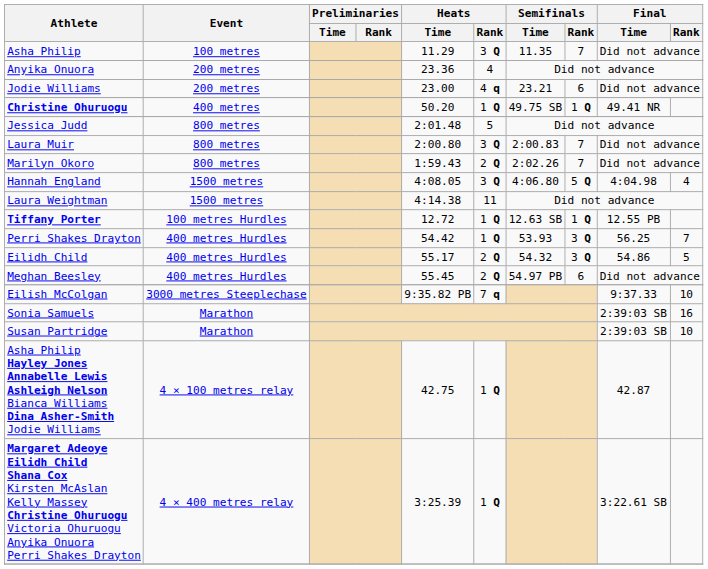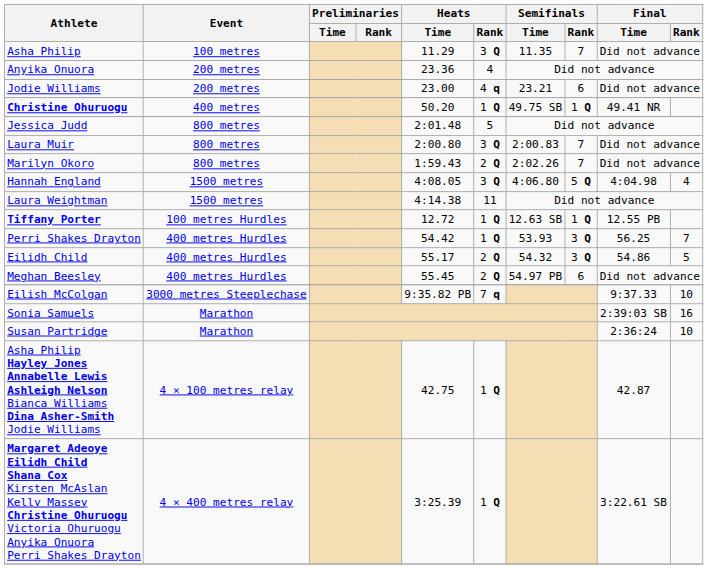(634, 331) 2:39:03 SB -> (634, 331) 2:36:24
